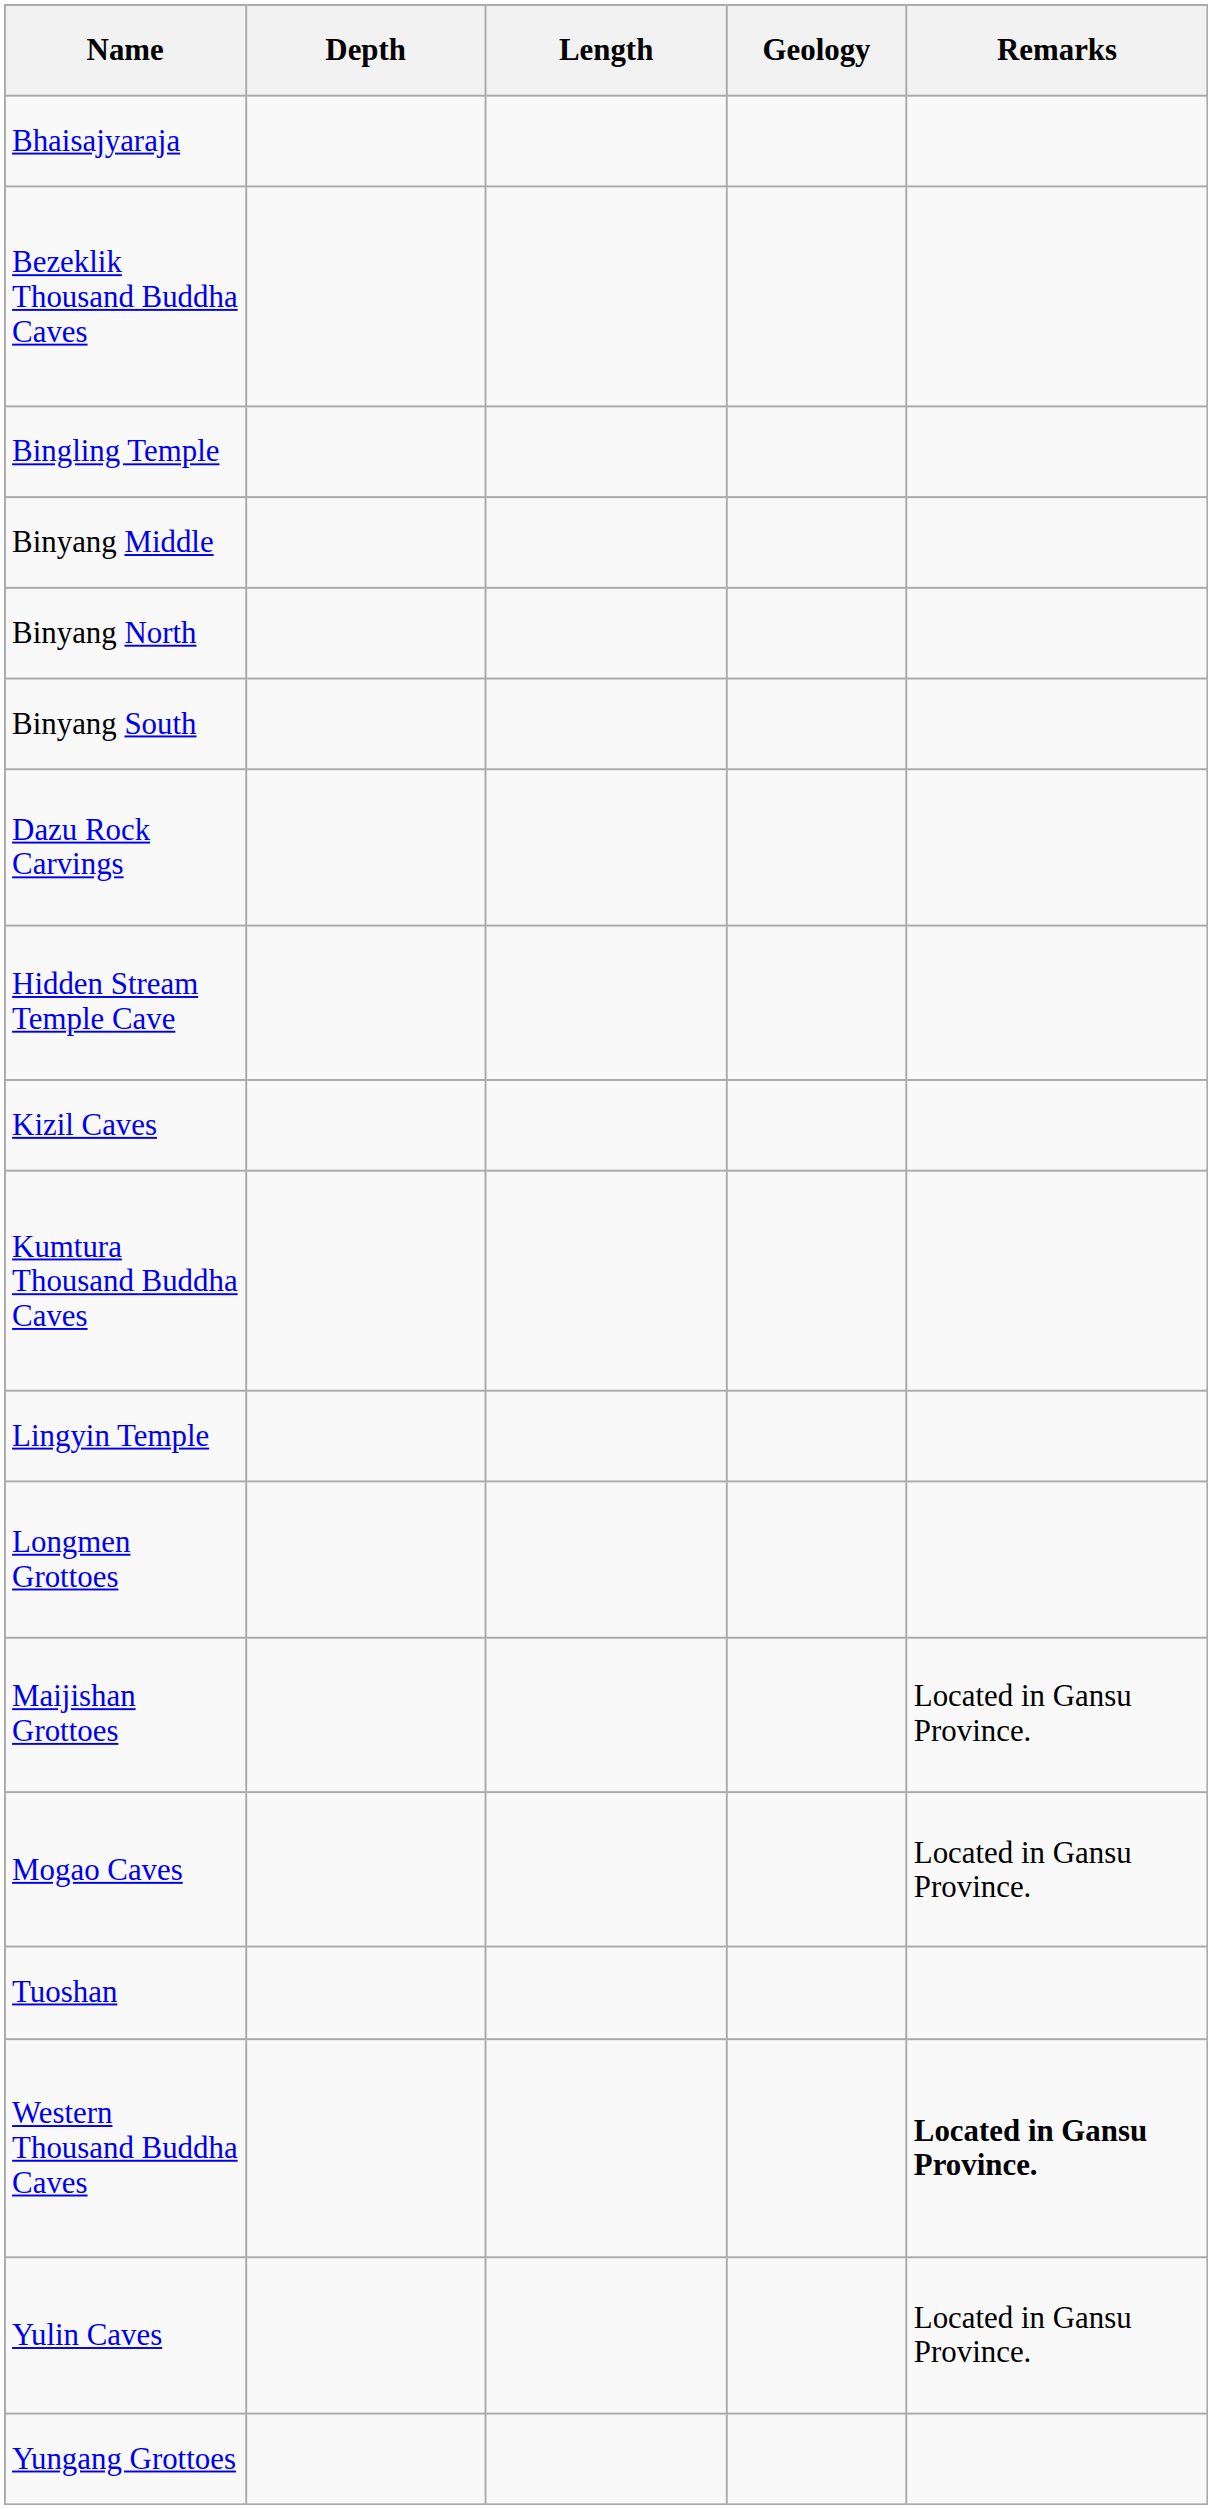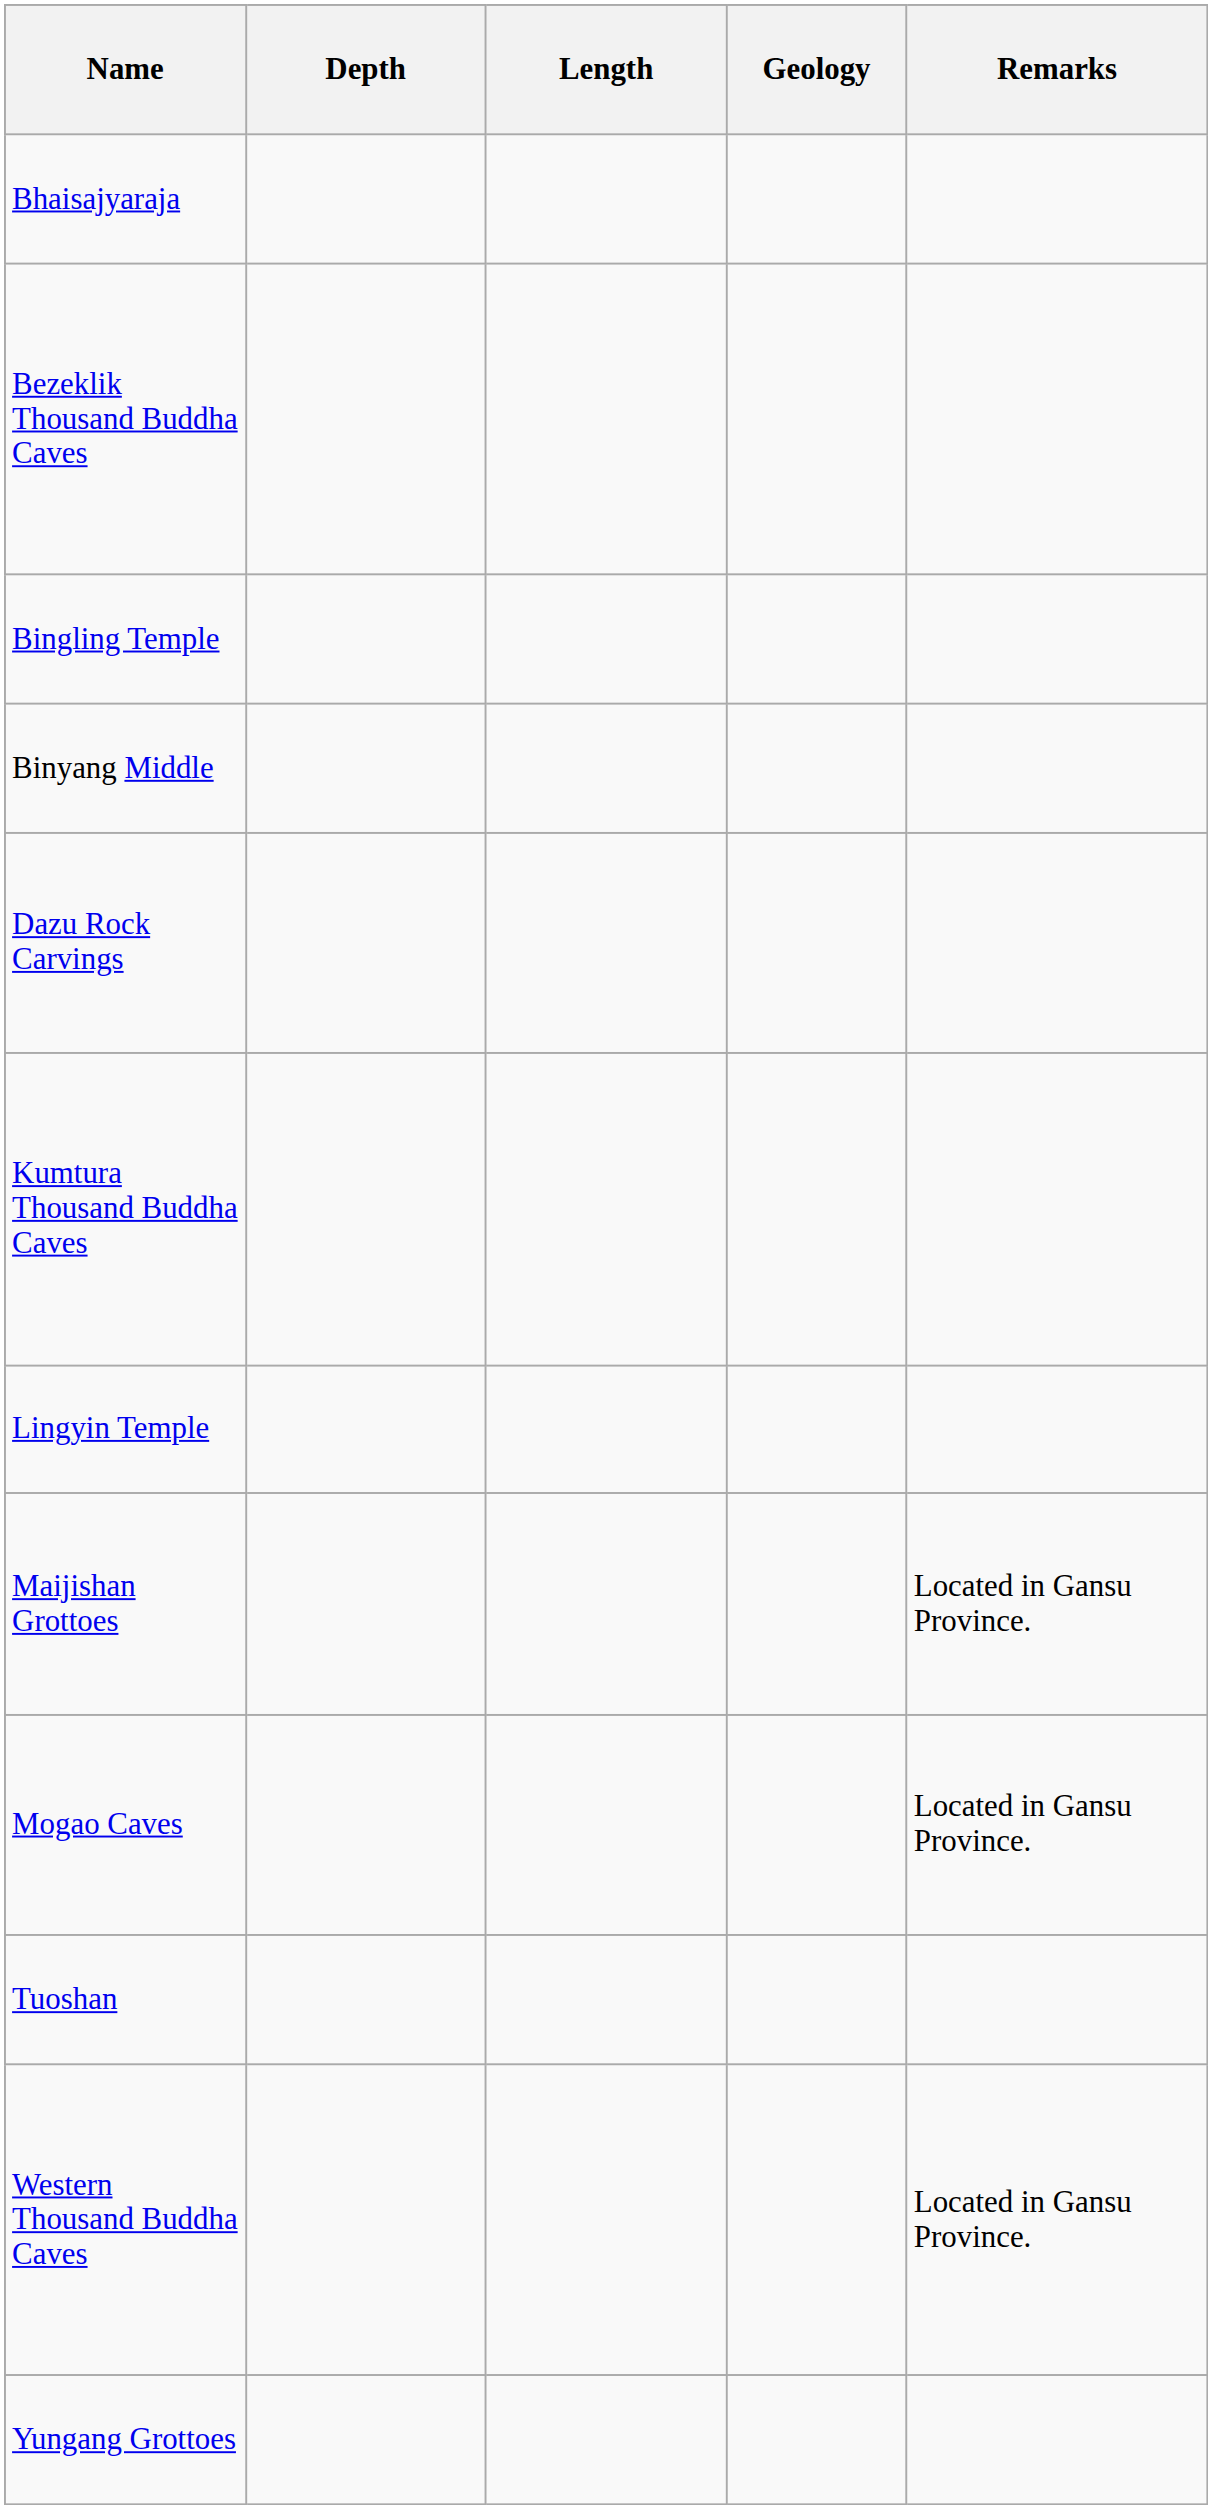- row: (104, 632)
- row: (104, 723)
- row: (105, 1002)
- row: (85, 1125)
- row: (71, 1558)
(1031, 2147) bold -> (1023, 2218) normal
- row: (87, 2335)
